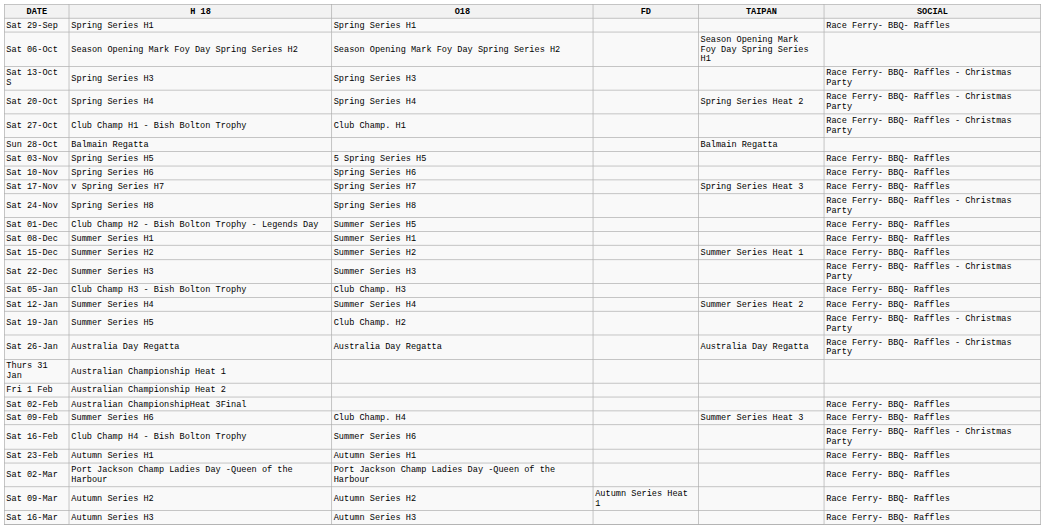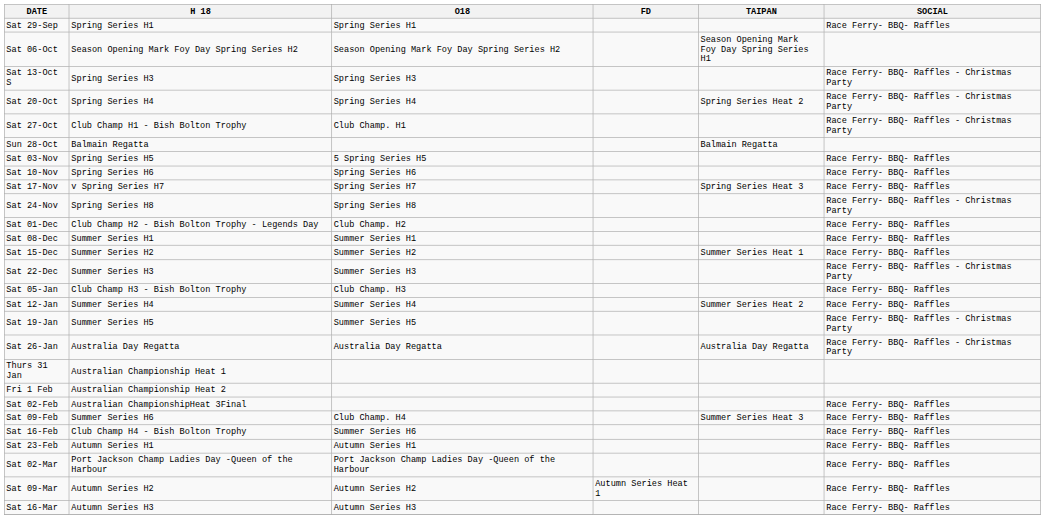(375, 225) Summer Series H5 -> (370, 225) Club Champ. H2
(370, 323) Club Champ. H2 -> (375, 323) Summer Series H5
(919, 437) Race Ferry- BBQ- Raffles - Christmas Party -> (888, 432) Race Ferry- BBQ- Raffles
